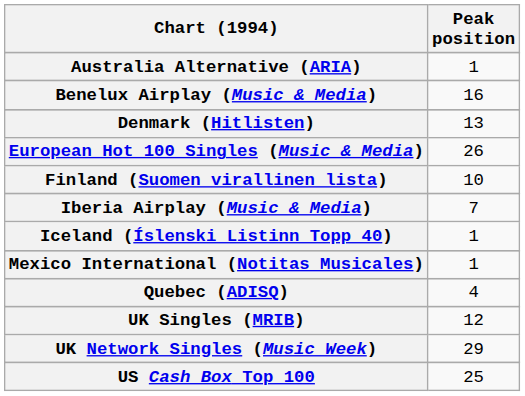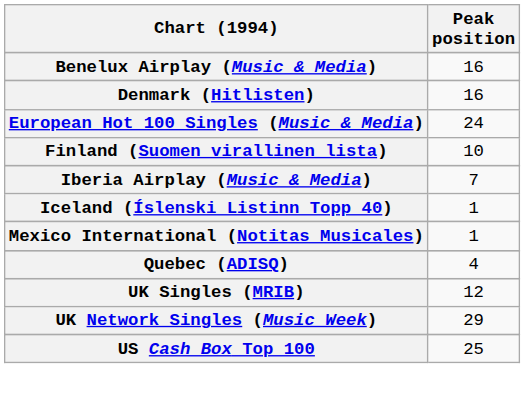- row: (216, 67)
(474, 123) 13 -> (474, 95) 16
(474, 151) 26 -> (474, 123) 24
